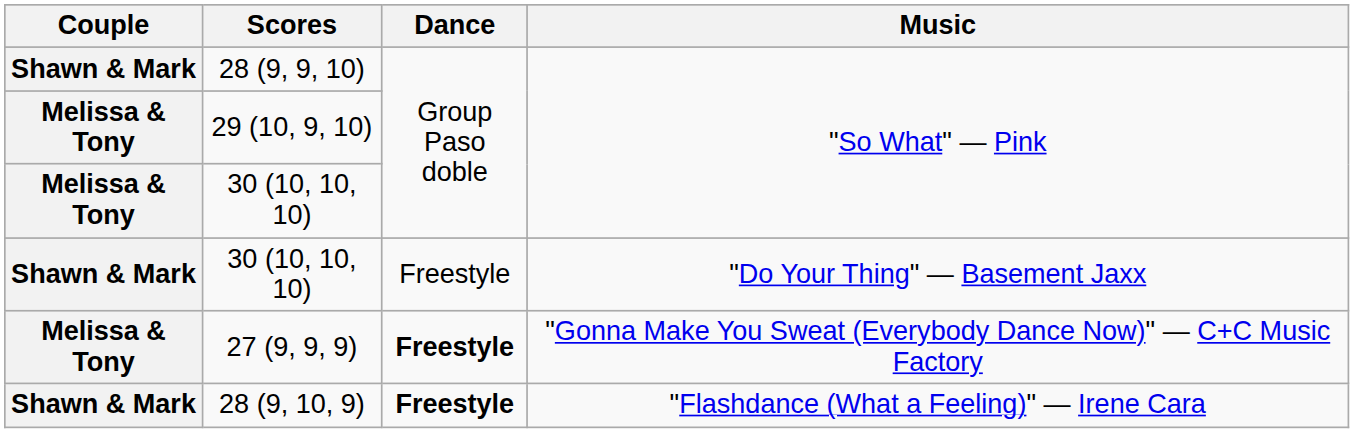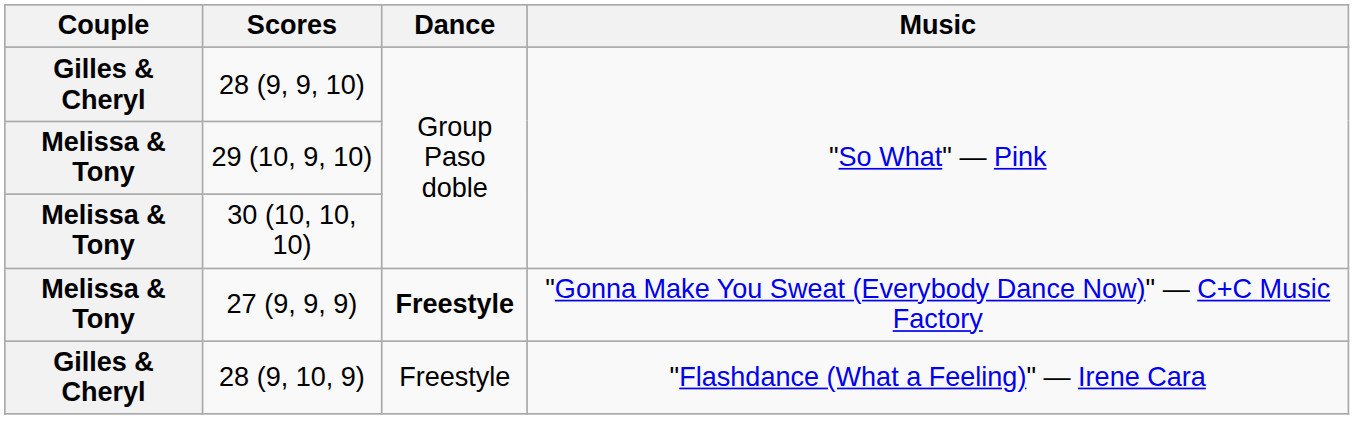(104, 68) Shawn & Mark -> (104, 84) Gilles & Cheryl
- row: (292, 273)
(104, 404) Shawn & Mark -> (104, 377) Gilles & Cheryl
(455, 404) bold -> (455, 377) normal
